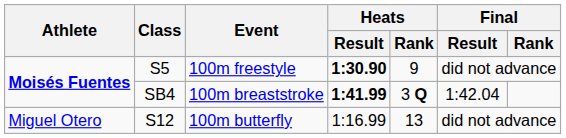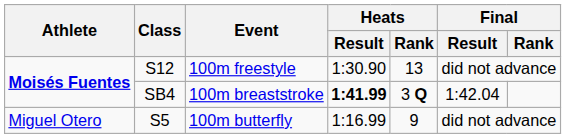(160, 69) S5 -> (160, 69) S12
(359, 69) bold -> (359, 69) normal
(414, 69) 9 -> (414, 69) 13
(160, 121) S12 -> (160, 121) S5
(414, 121) 13 -> (414, 121) 9
